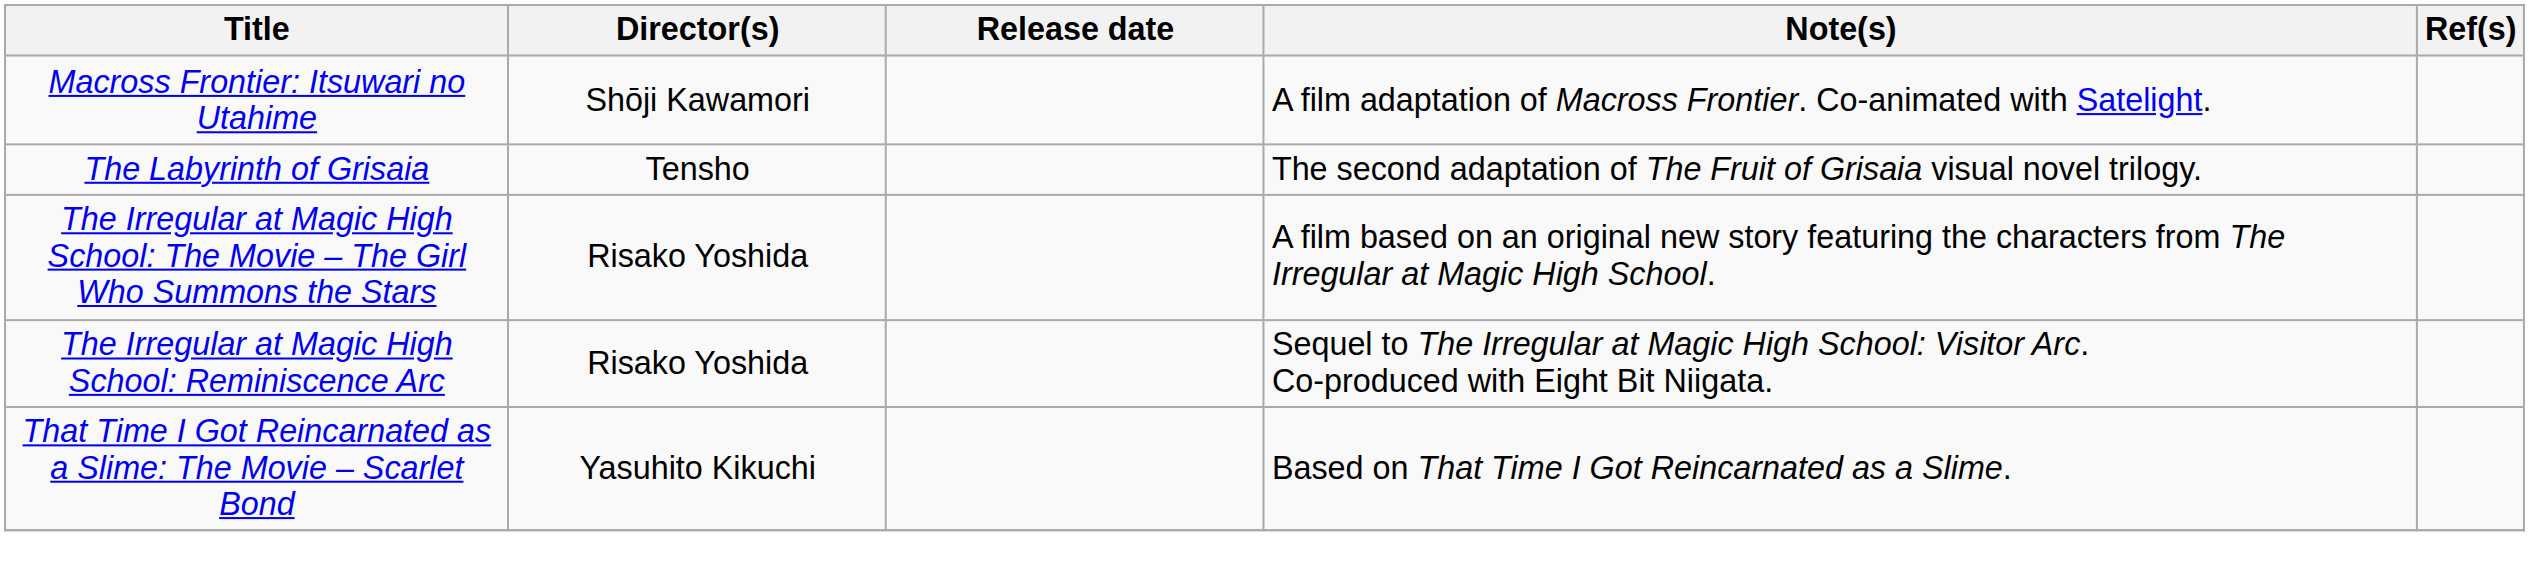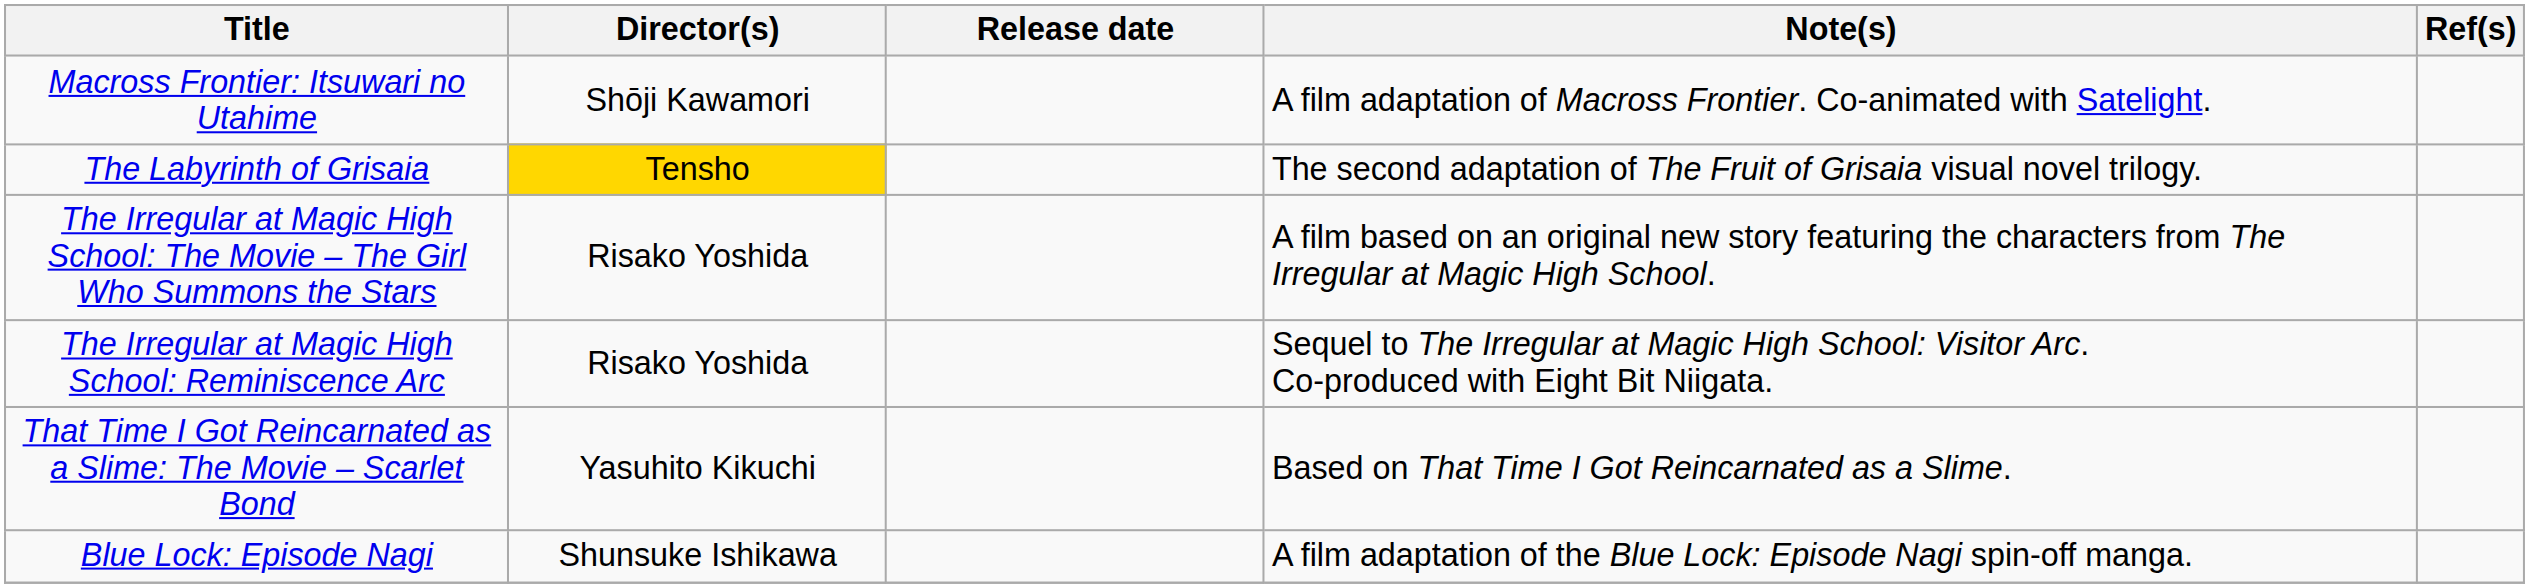(698, 169) no background -> (698, 169) gold background
+ row: (257, 555)
